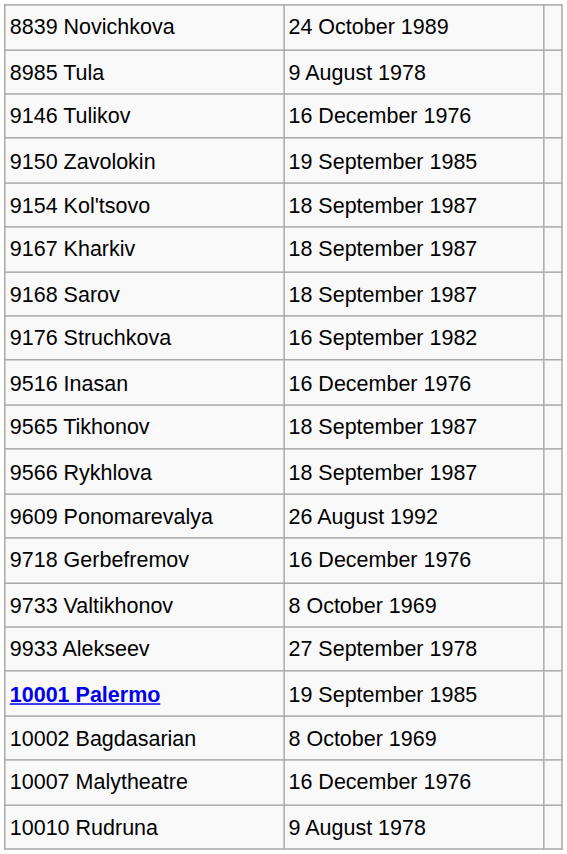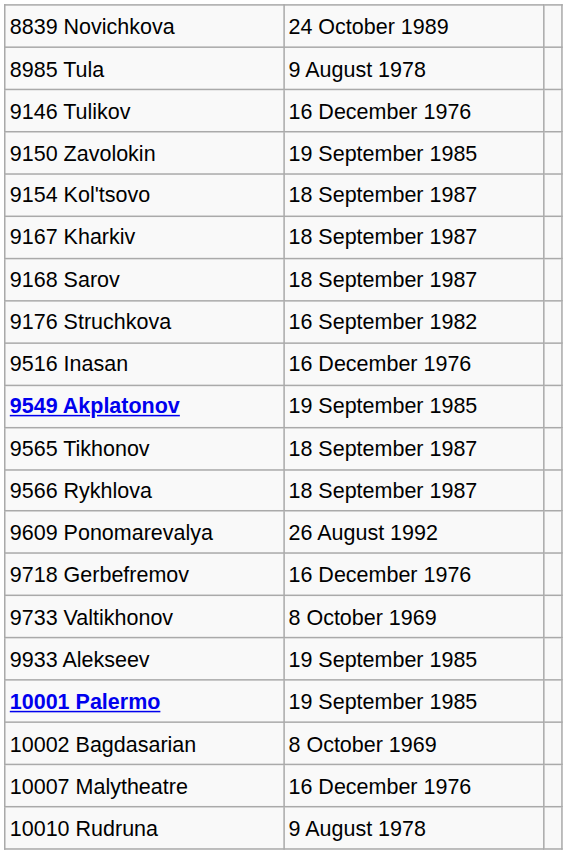+ row: (95, 406)
(383, 649) 27 September 1978 -> (383, 659) 19 September 1985
